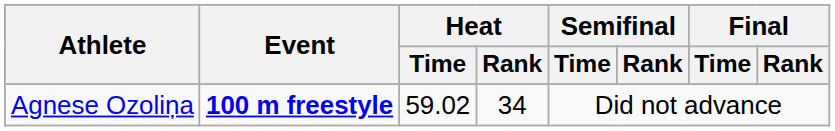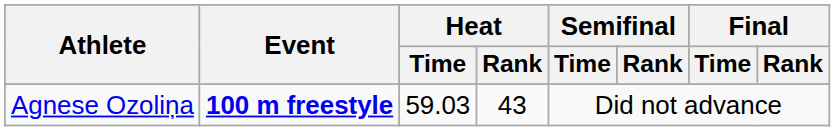(438, 105) 59.02 -> (438, 105) 59.03
(512, 105) 34 -> (512, 105) 43
